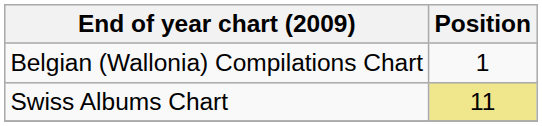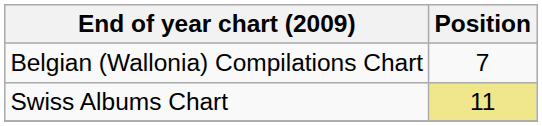(483, 62) 1 -> (483, 62) 7
